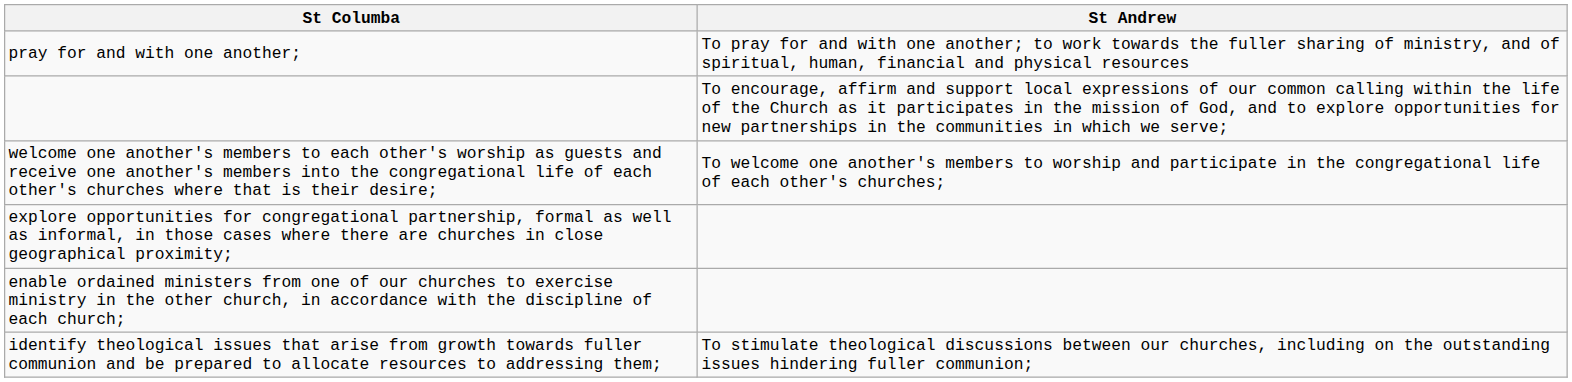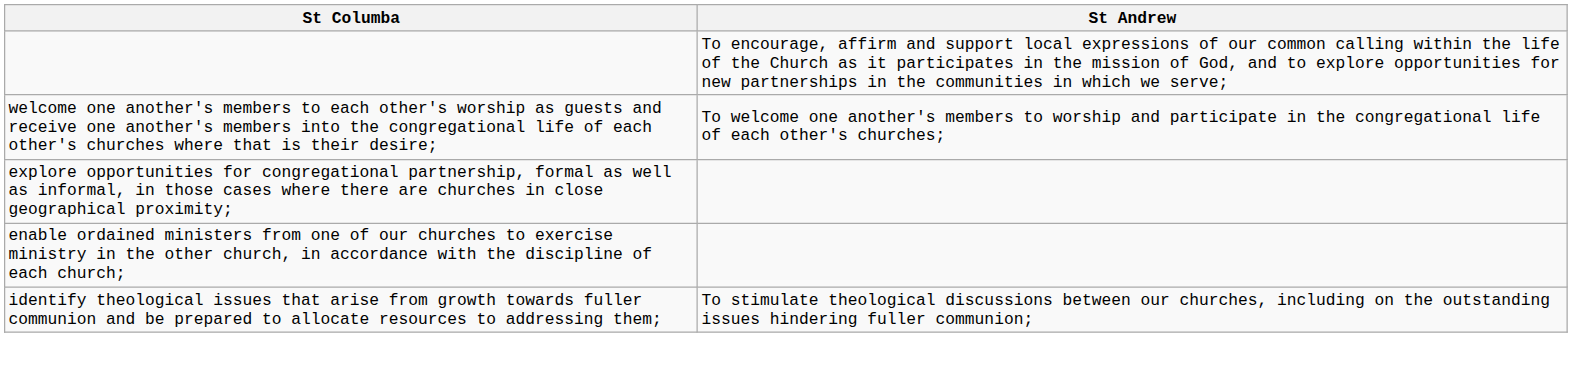- row: (155, 54)
